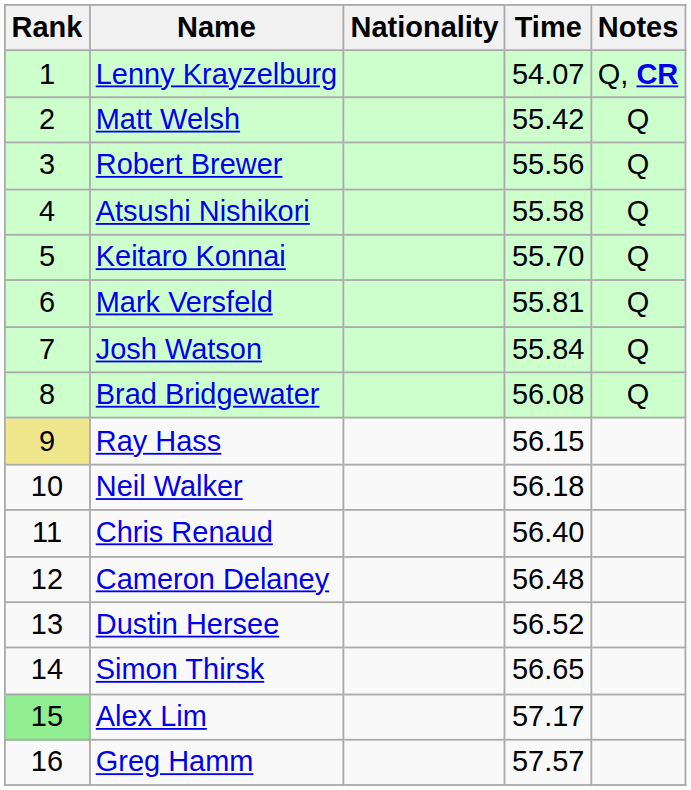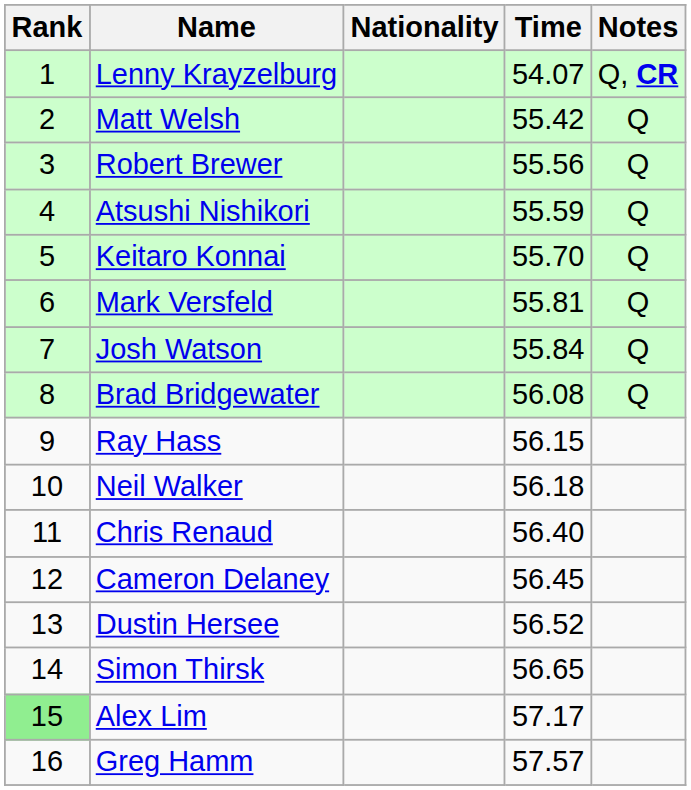(548, 211) 55.58 -> (548, 211) 55.59
(47, 440) khaki background -> (47, 440) no background
(548, 578) 56.48 -> (548, 578) 56.45
